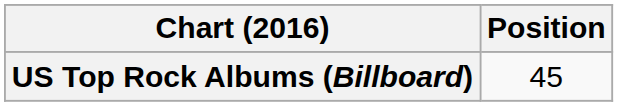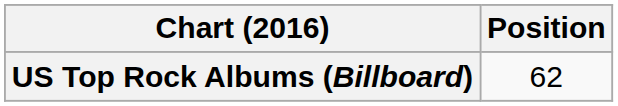(546, 76) 45 -> (546, 76) 62
